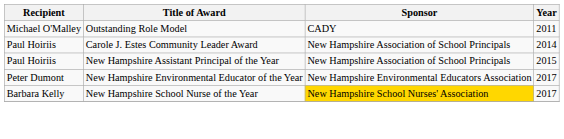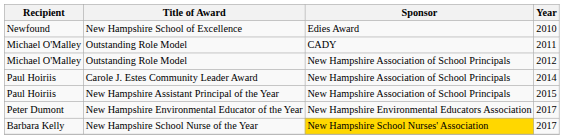+ row: (164, 28)
+ row: (136, 61)
